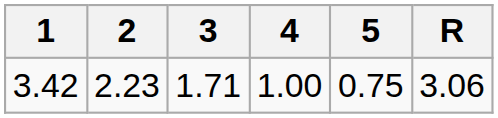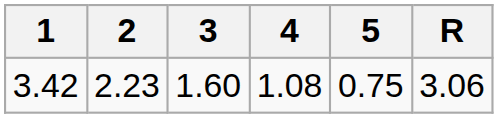(208, 84) 1.71 -> (208, 84) 1.60
(289, 84) 1.00 -> (289, 84) 1.08
